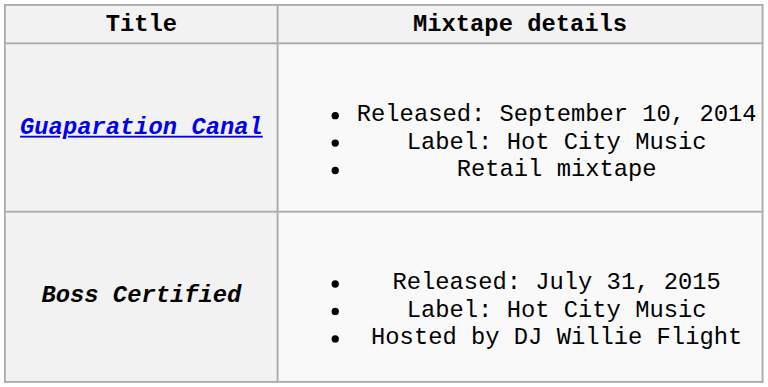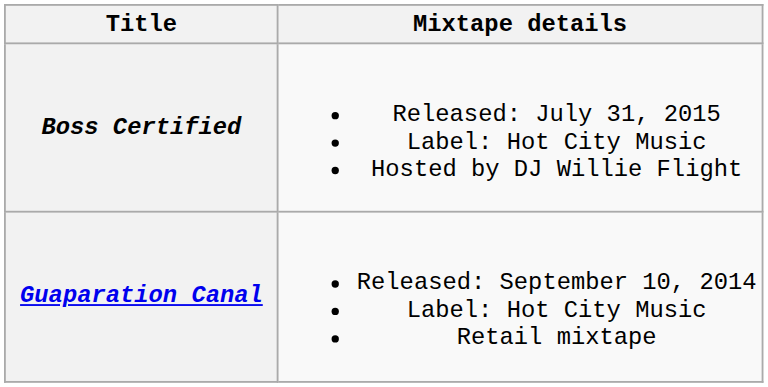rows swapped: (141, 128) <-> (141, 297)
